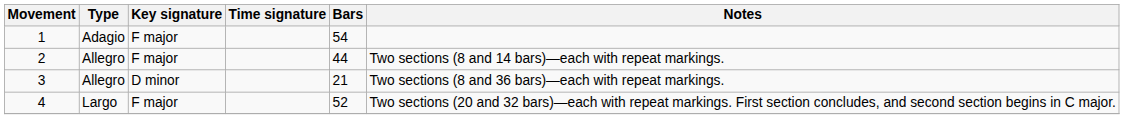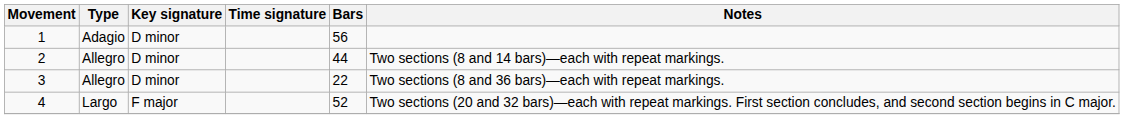(155, 37) F major -> (155, 37) D minor
(340, 37) 54 -> (340, 37) 56
(155, 59) F major -> (155, 59) D minor
(340, 80) 21 -> (340, 80) 22
